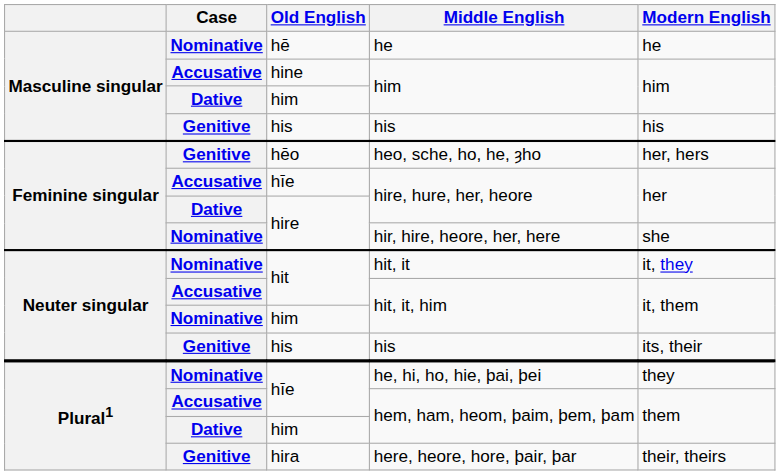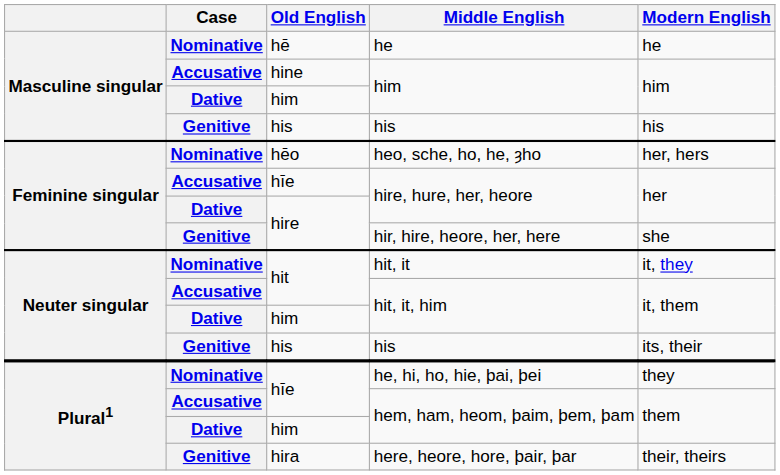(217, 154) Genitive -> (217, 154) Nominative
(217, 236) Nominative -> (217, 236) Genitive
(217, 318) Nominative -> (217, 318) Dative
